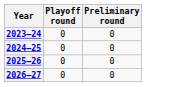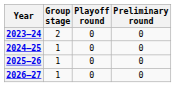+ column: (58, 16)
